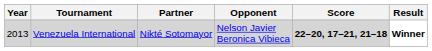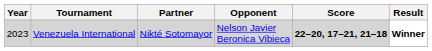(18, 33) 2013 -> (18, 33) 2023
